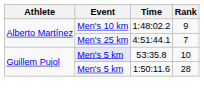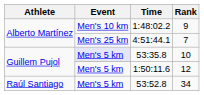(186, 69) 28 -> (186, 69) 12
+ row: (151, 84)
